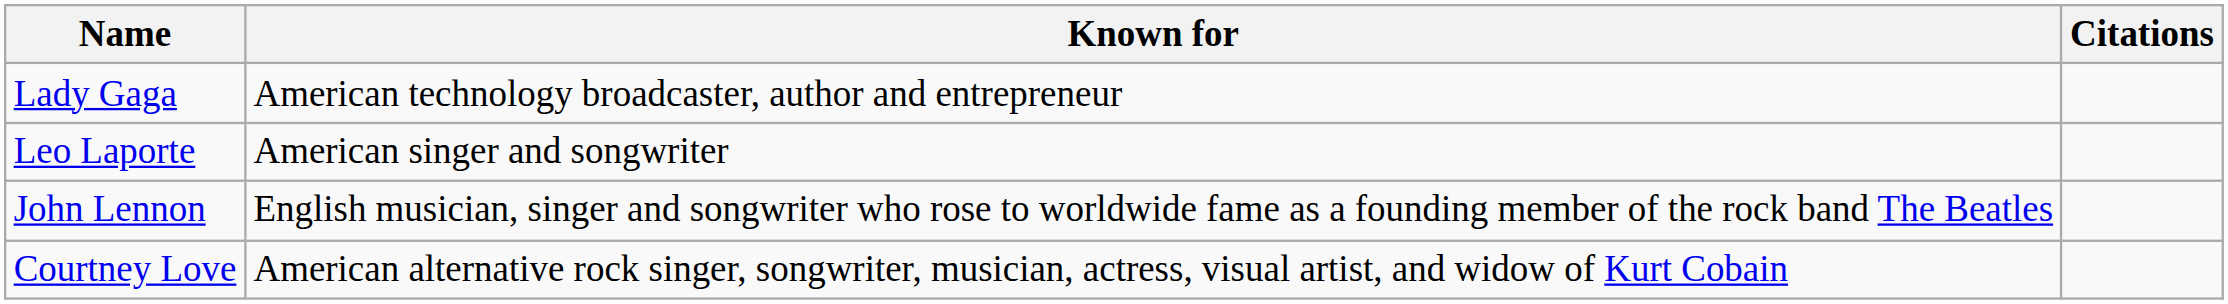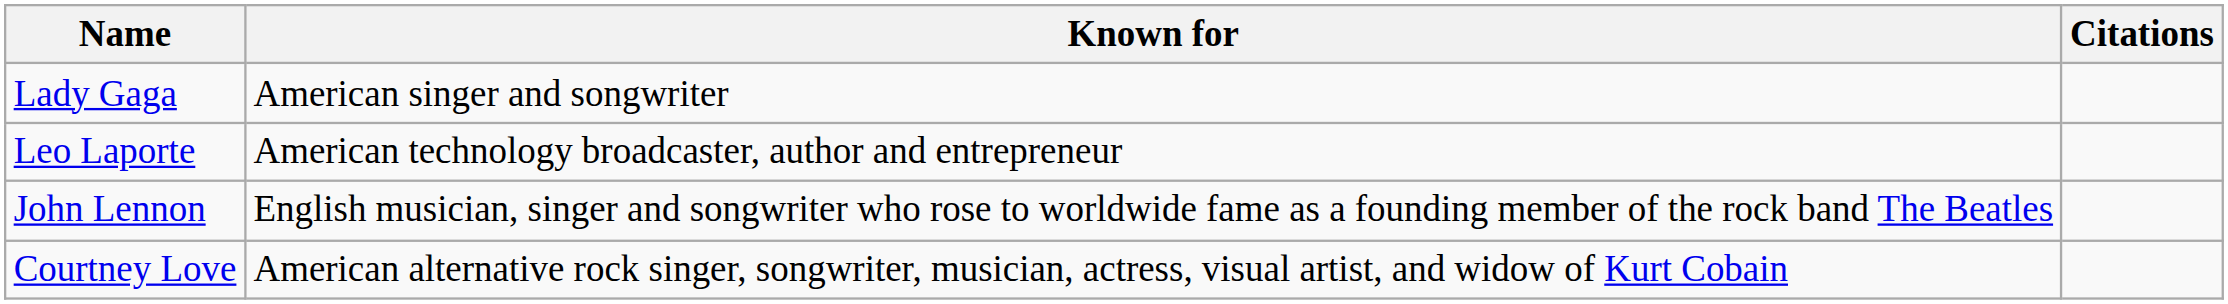(688, 92) American technology broadcaster, author and entrepreneur -> (491, 92) American singer and songwriter
(491, 151) American singer and songwriter -> (688, 151) American technology broadcaster, author and entrepreneur
